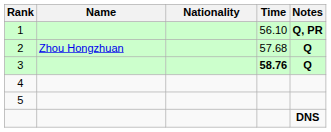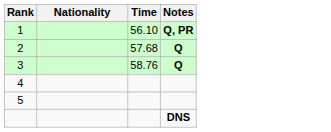- column: (101, 13)
(273, 65) bold -> (144, 65) normal
